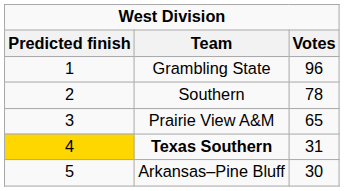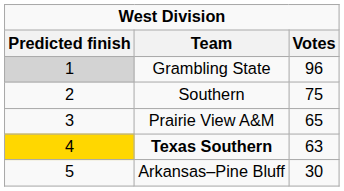(69, 69) no background -> (69, 69) lightgrey background
(314, 95) 78 -> (314, 95) 75
(314, 146) 31 -> (314, 146) 63
